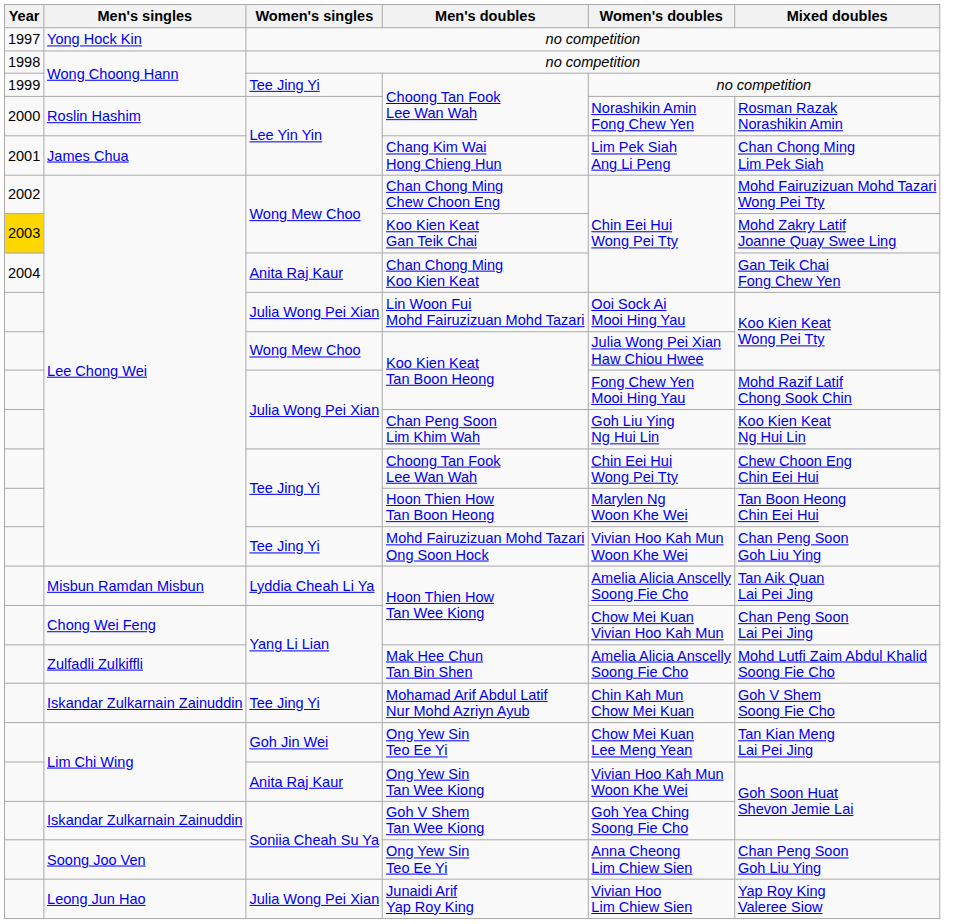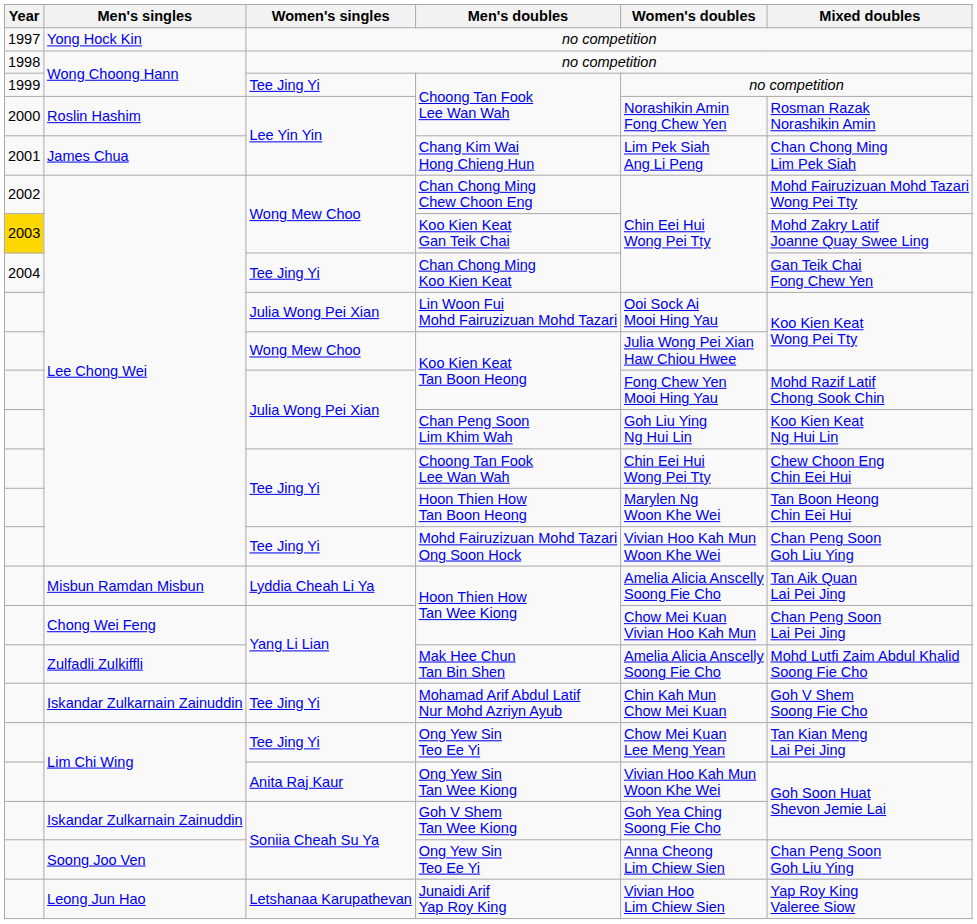(296, 273) Anita Raj Kaur -> (285, 273) Tee Jing Yi
(289, 743) Goh Jin Wei -> (285, 743) Tee Jing Yi
(314, 899) Julia Wong Pei Xian -> (331, 899) Letshanaa Karupathevan
